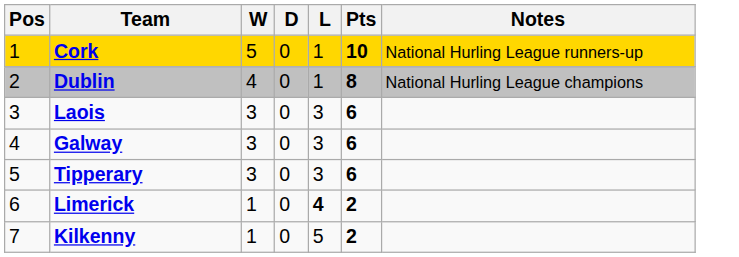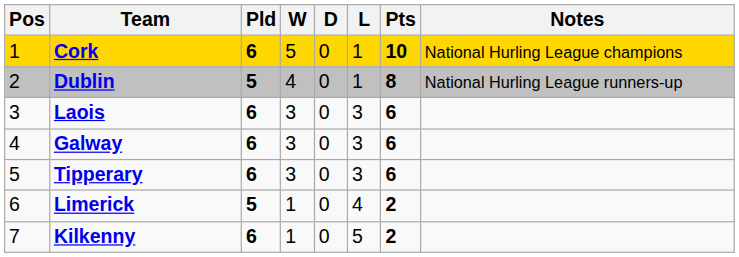+ column: (261, 19)
(514, 52) National Hurling League runners-up -> (554, 52) National Hurling League champions
(514, 83) National Hurling League champions -> (554, 83) National Hurling League runners-up
(318, 205) bold -> (357, 205) normal
